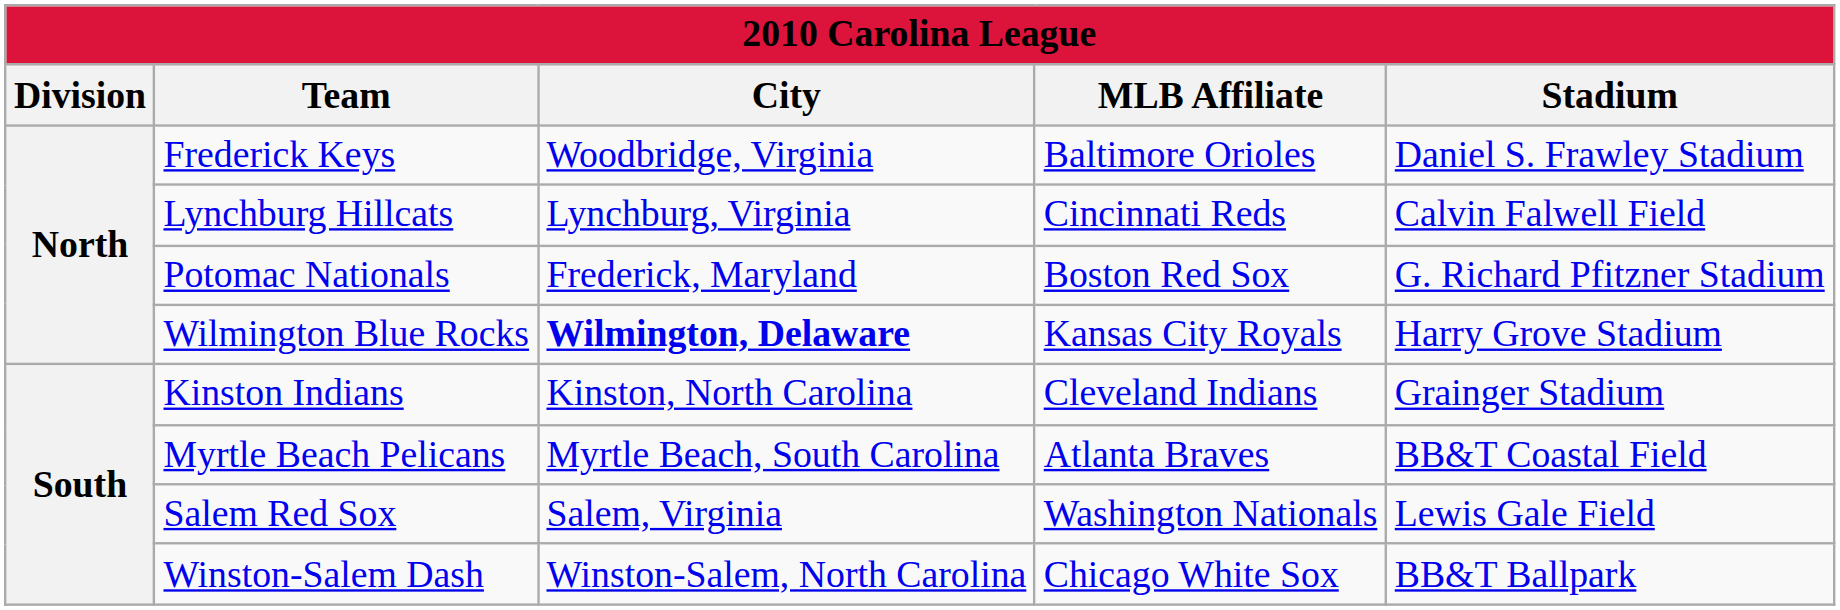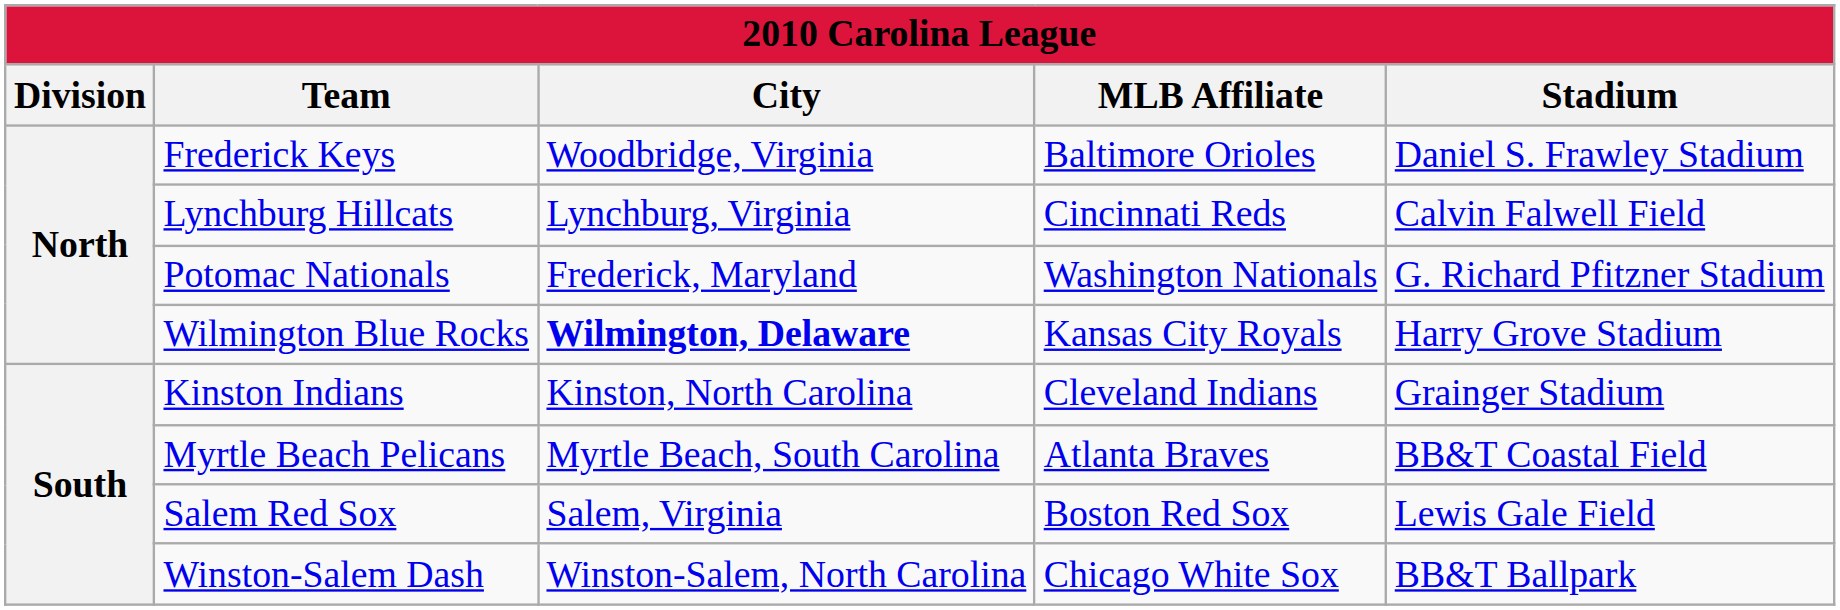(1166, 273) Boston Red Sox -> (1211, 273) Washington Nationals
(1211, 513) Washington Nationals -> (1166, 513) Boston Red Sox
